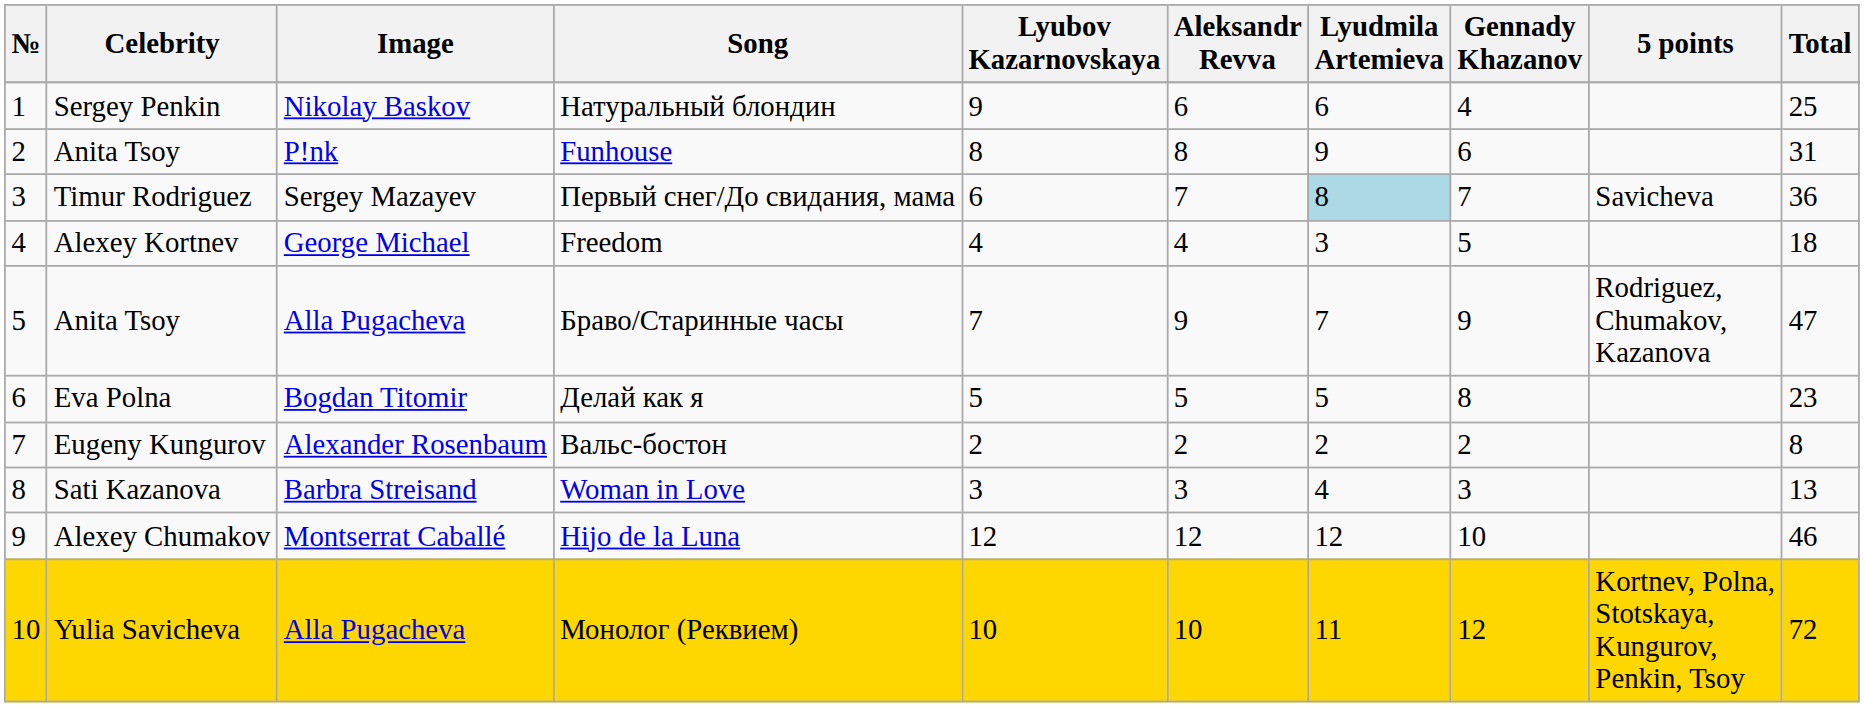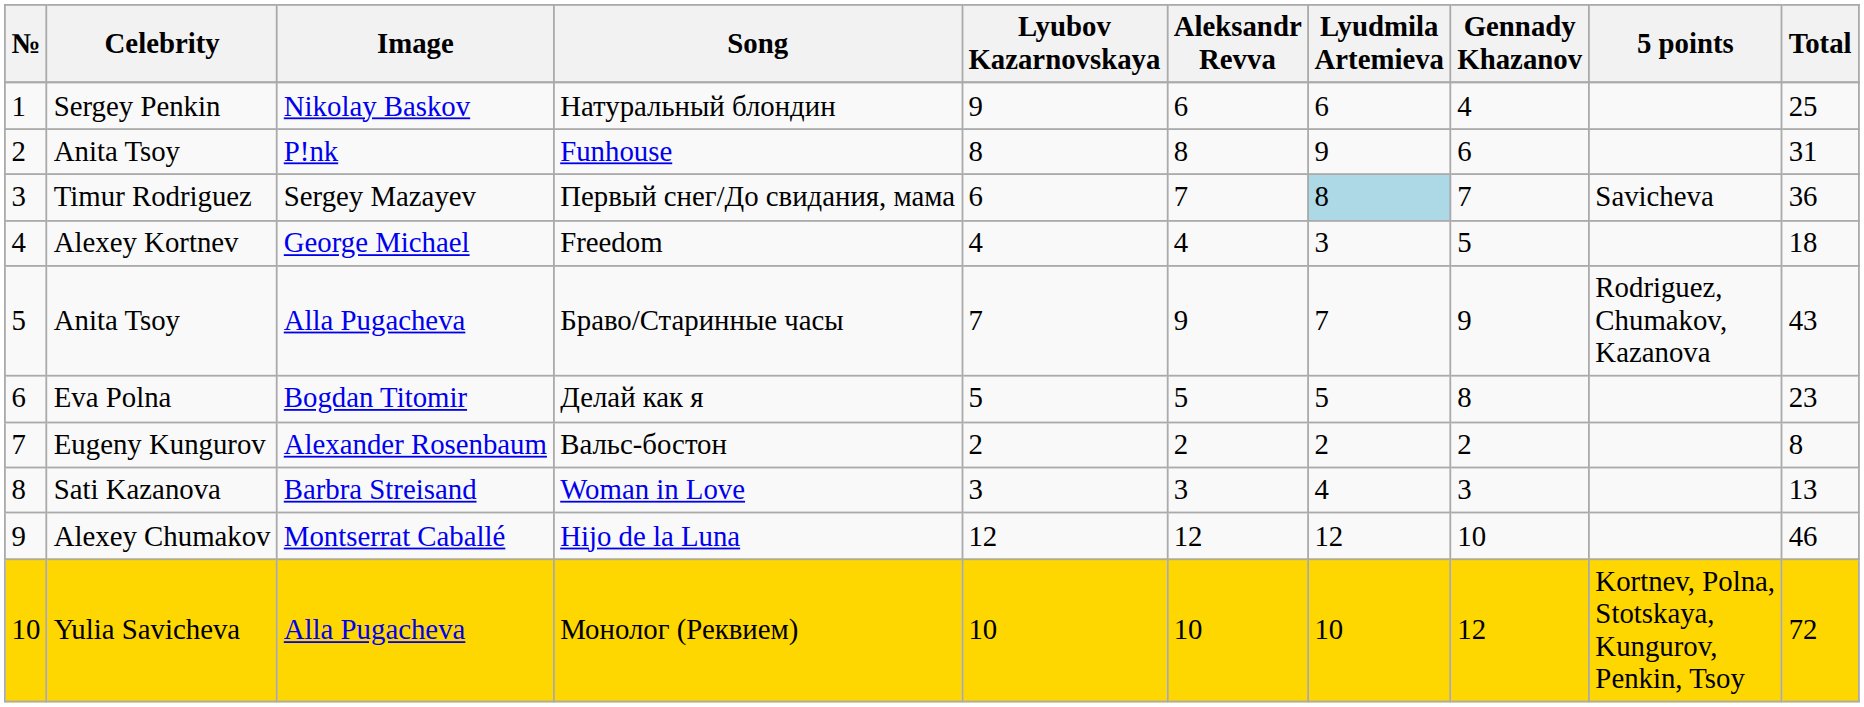(1803, 320) 47 -> (1803, 320) 43
(1328, 629) 11 -> (1329, 629) 10
